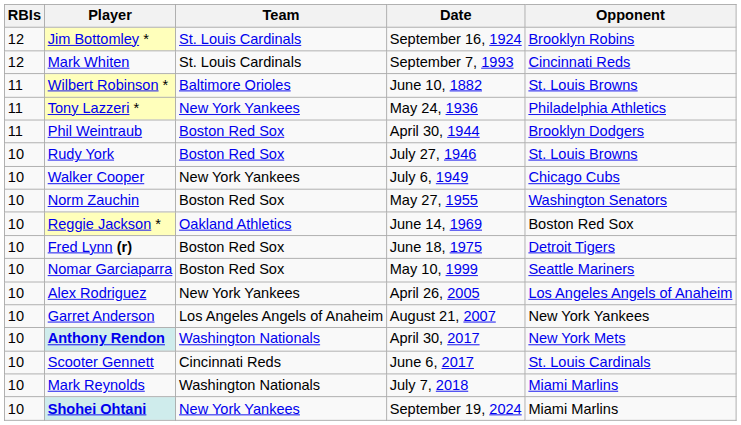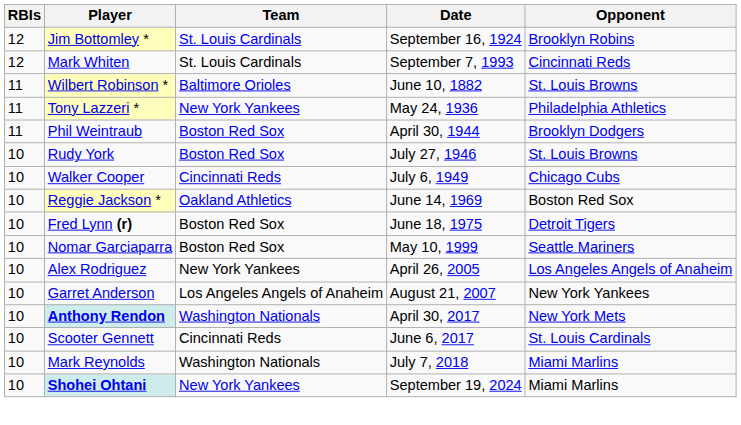(239, 177) New York Yankees -> (230, 177) Cincinnati Reds
- row: (93, 200)
